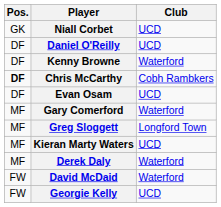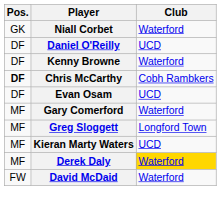(150, 29) UCD -> (161, 29) Waterford
(161, 161) no background -> (161, 161) gold background
- row: (84, 194)
